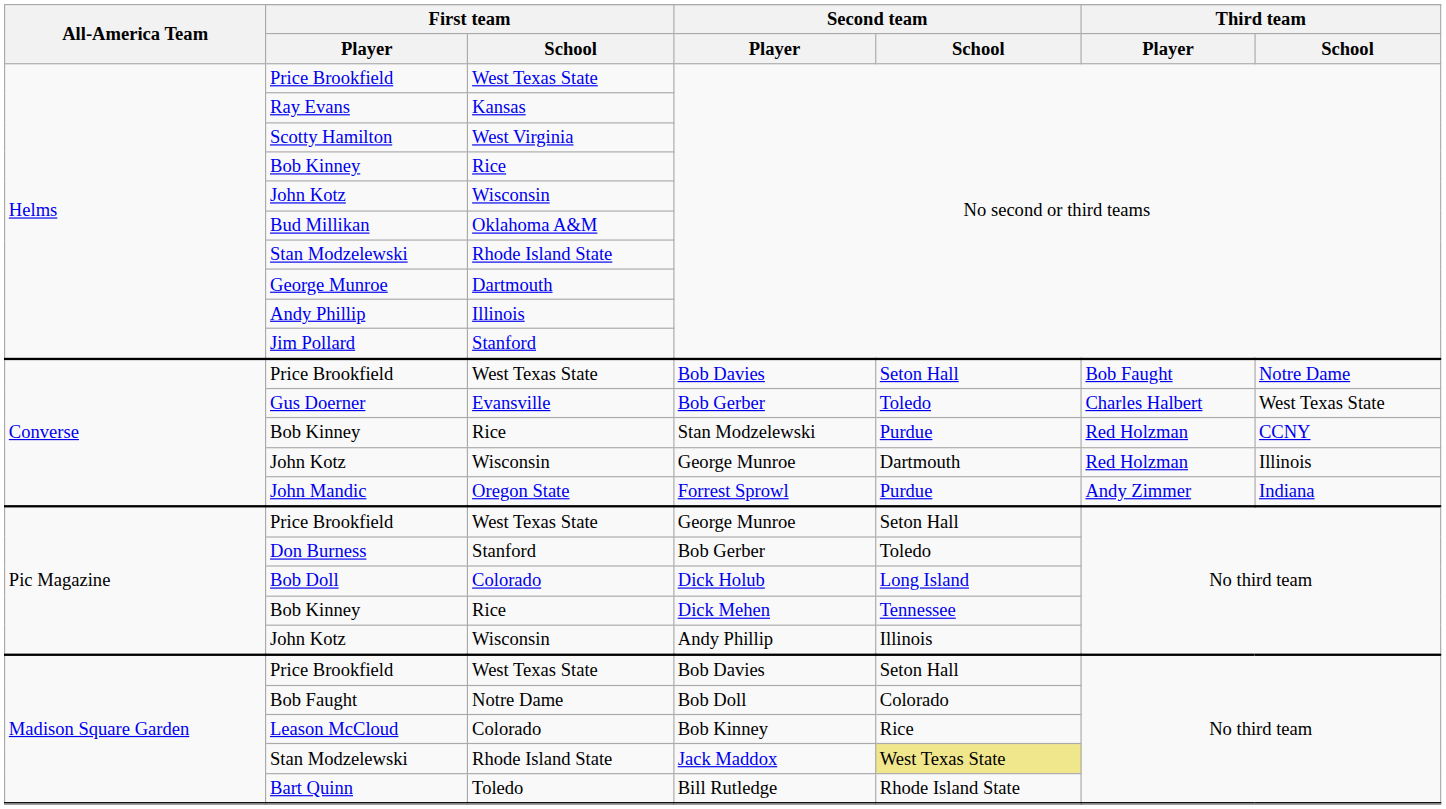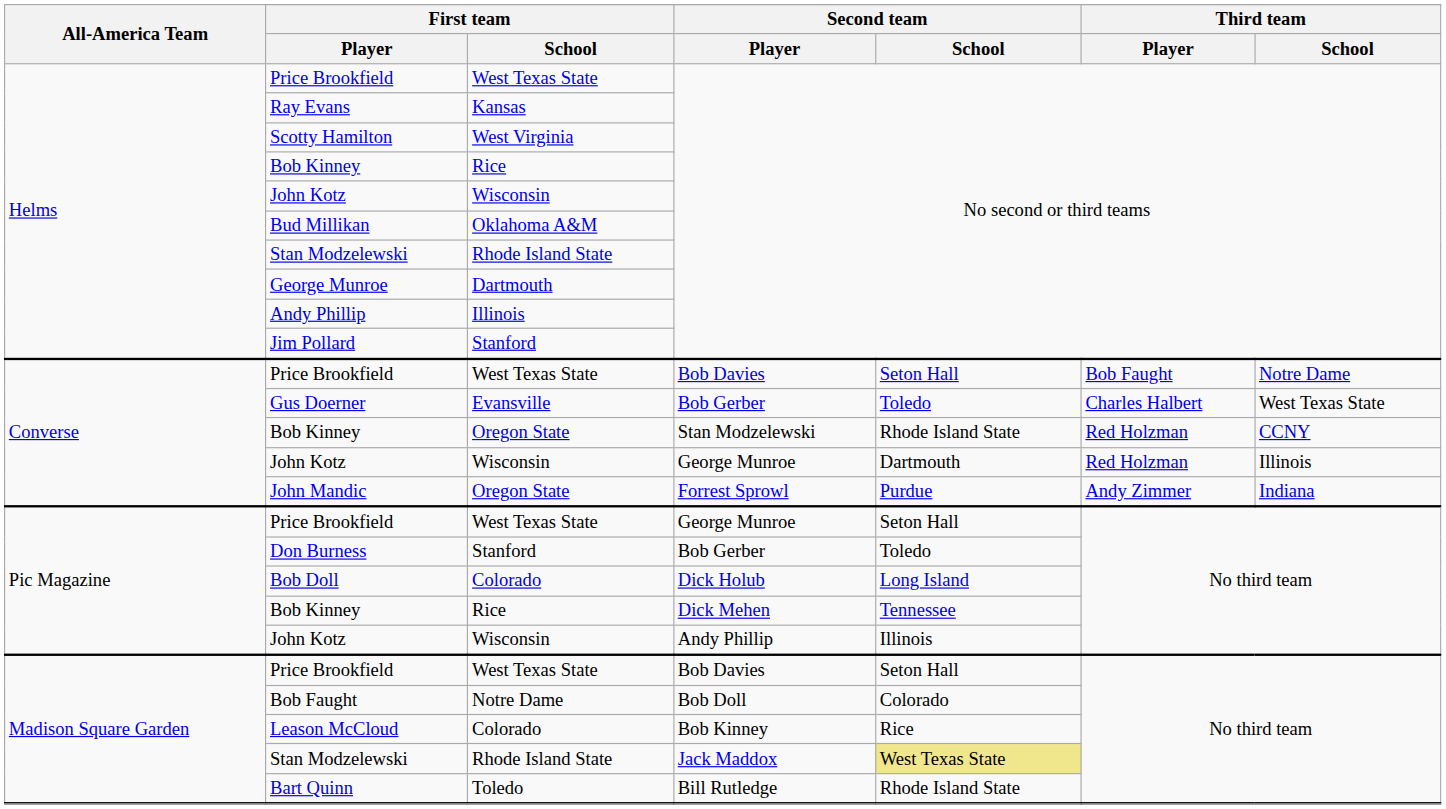(489, 432) Rice -> (521, 432) Oregon State
(906, 432) Purdue -> (950, 432) Rhode Island State
